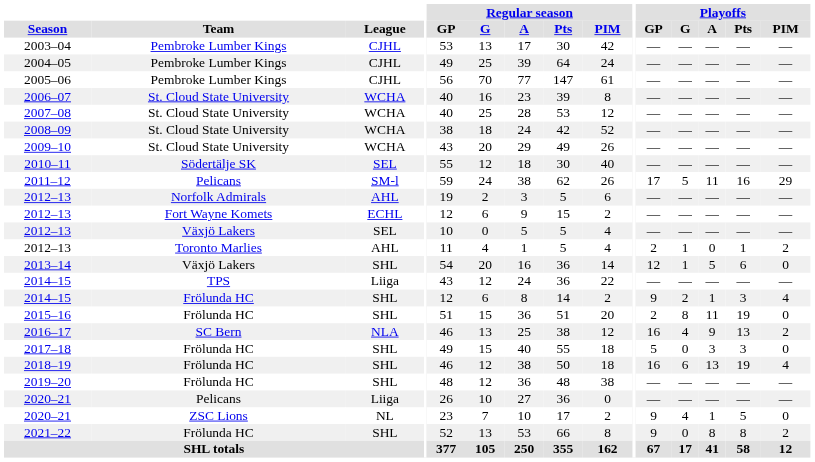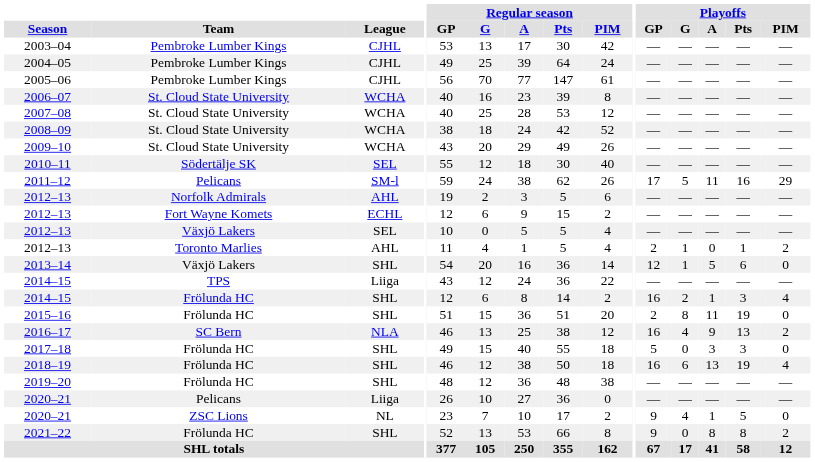(653, 298) 9 -> (653, 298) 16
